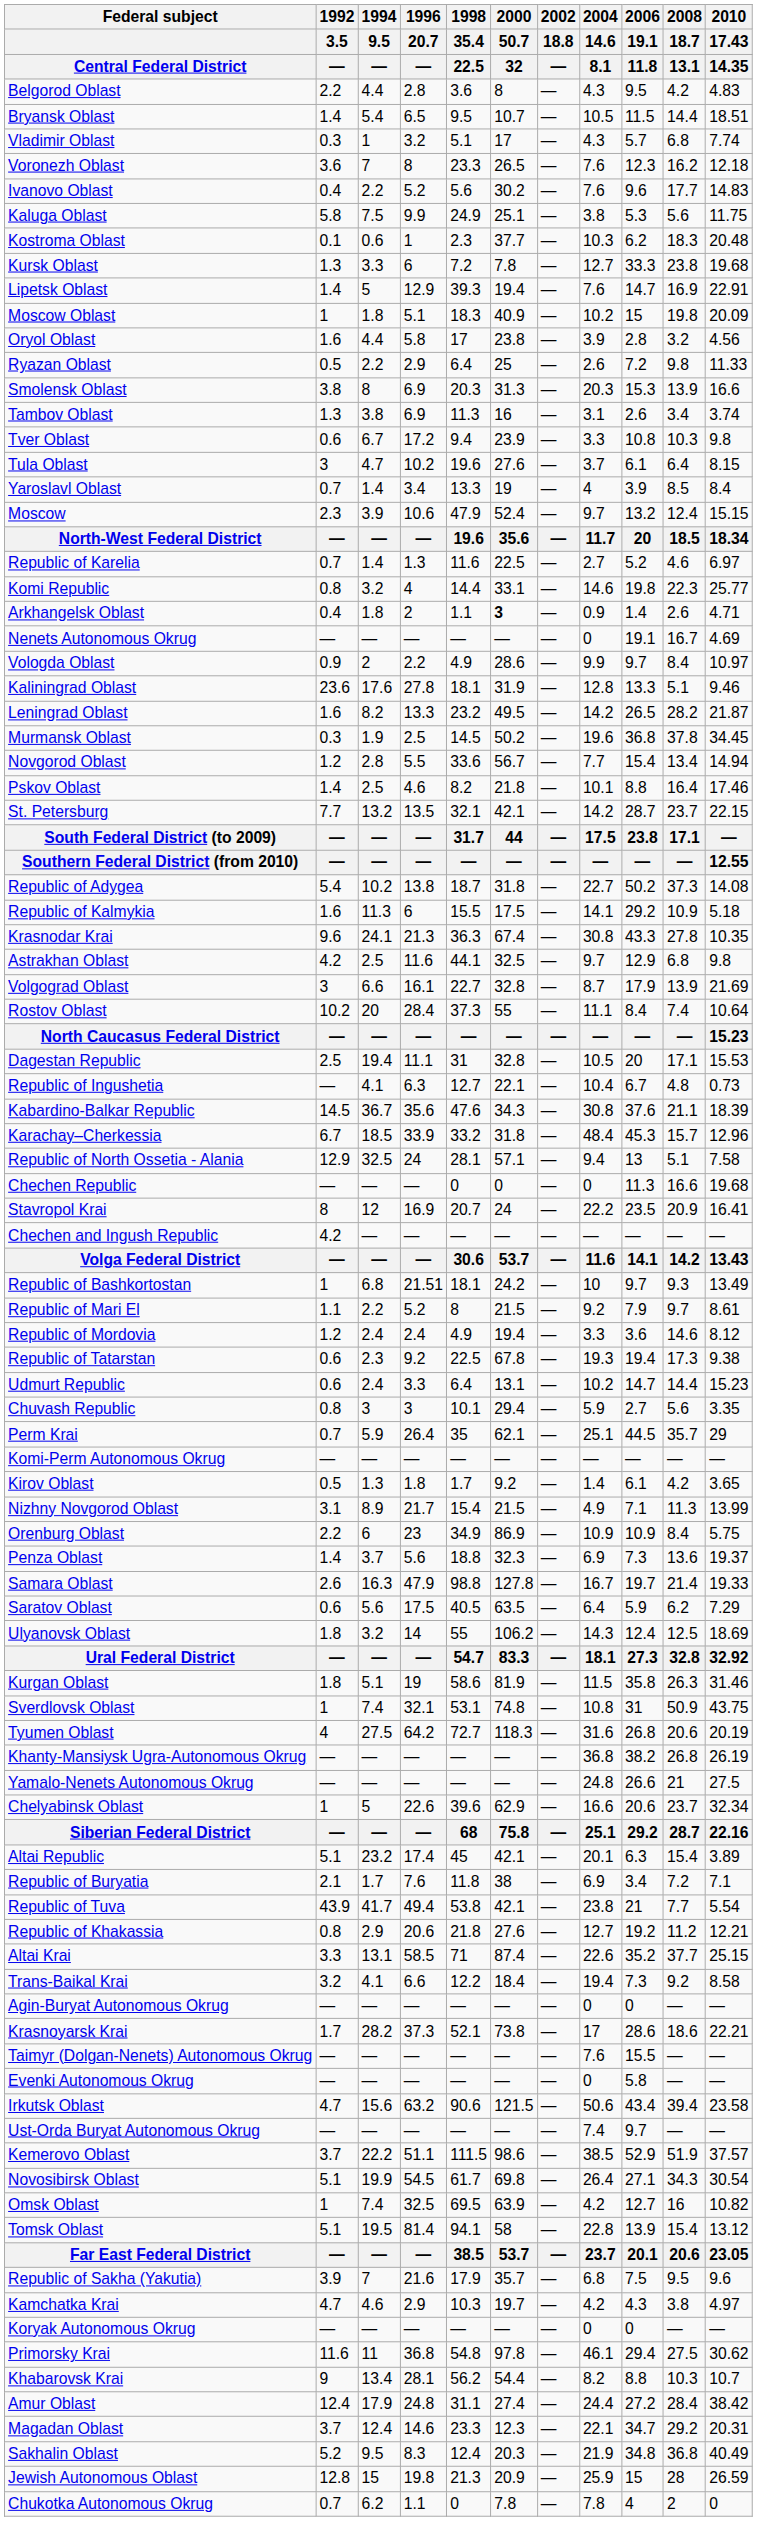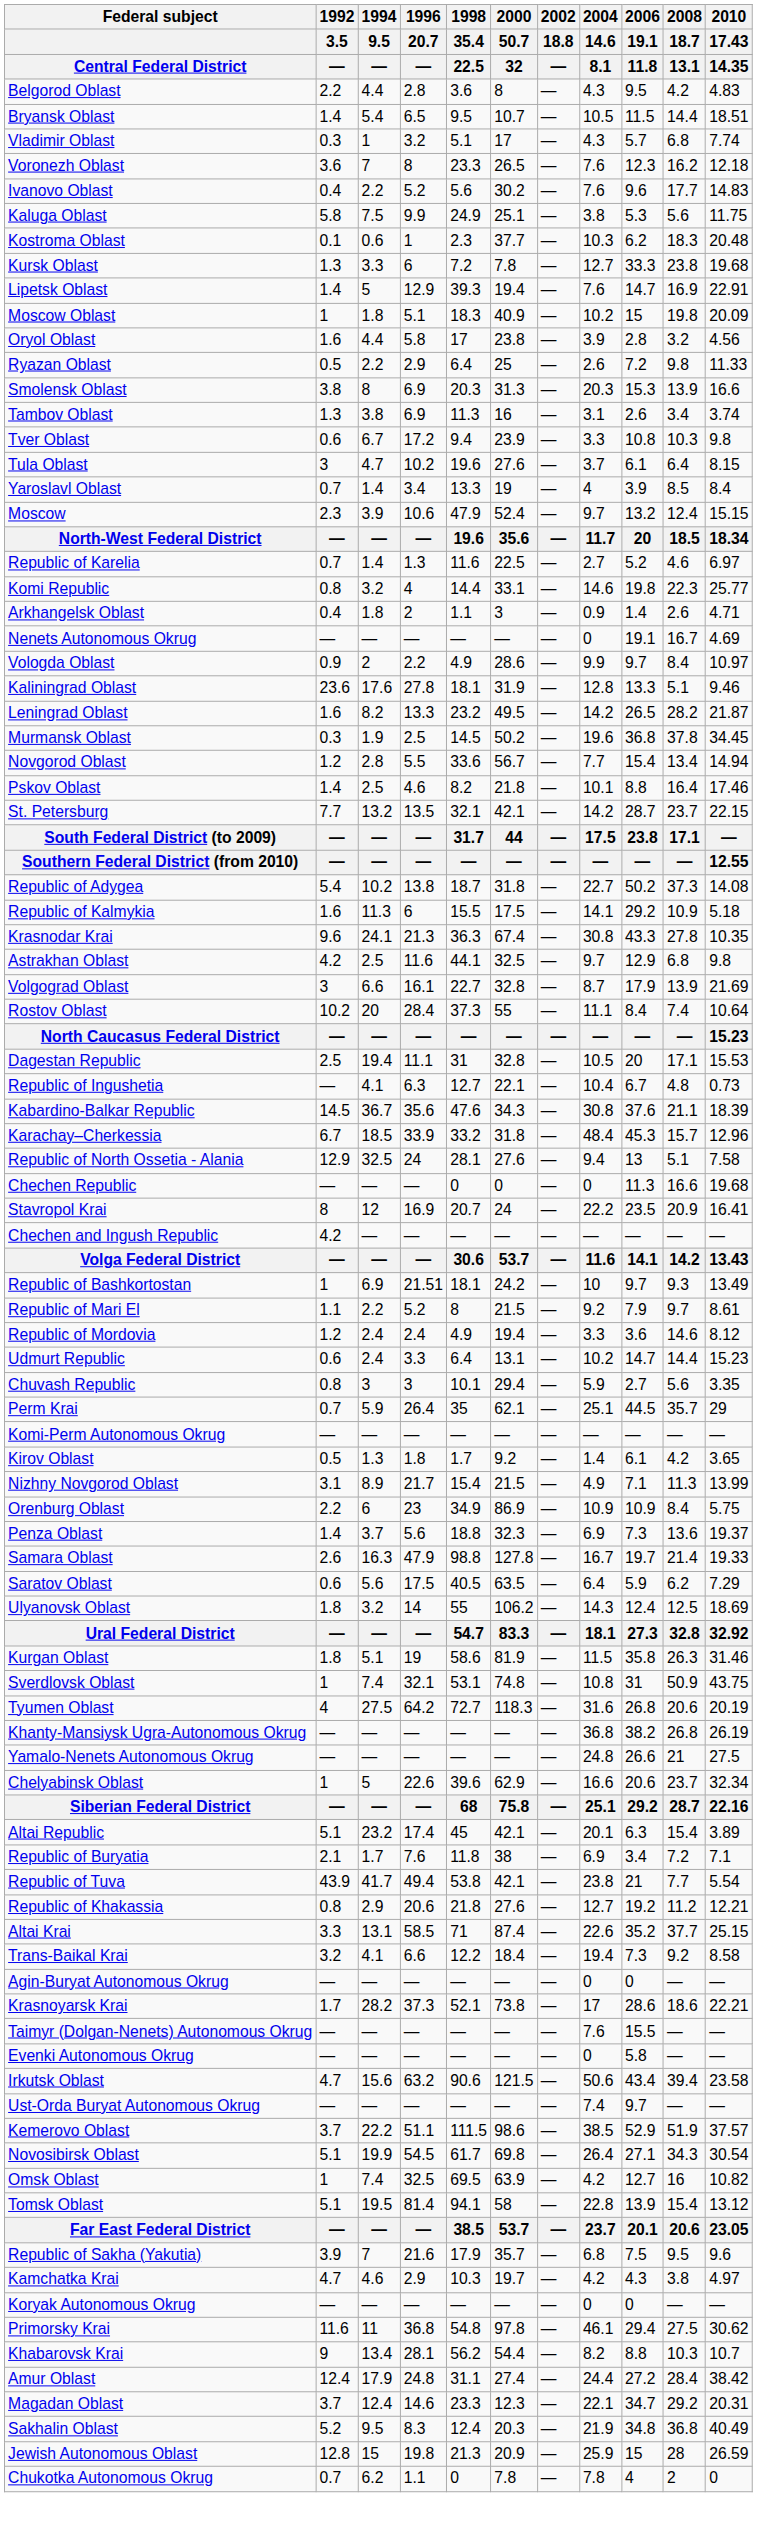(499, 613) bold -> (499, 613) normal
(510, 1160) 57.1 -> (510, 1160) 27.6
(372, 1285) 6.8 -> (372, 1285) 6.9
- row: (82, 1359)
